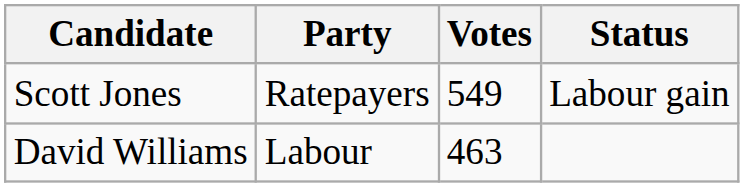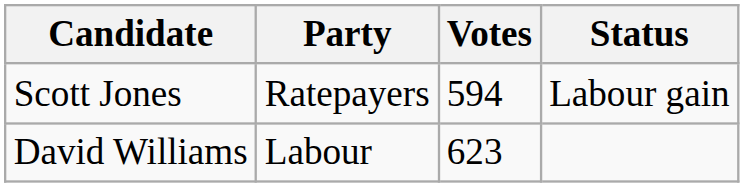(475, 92) 549 -> (475, 92) 594
(475, 151) 463 -> (475, 151) 623
